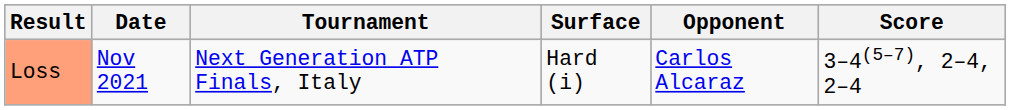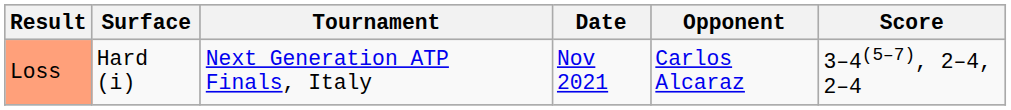columns swapped: (141, 22) <-> (596, 22)
